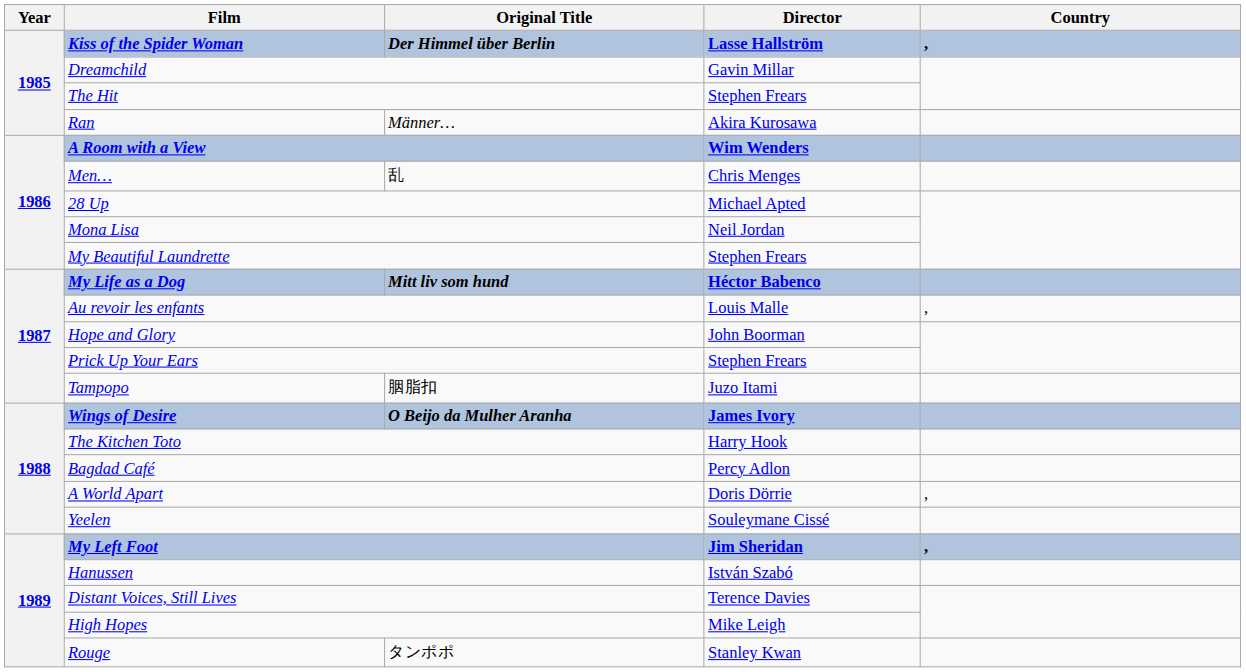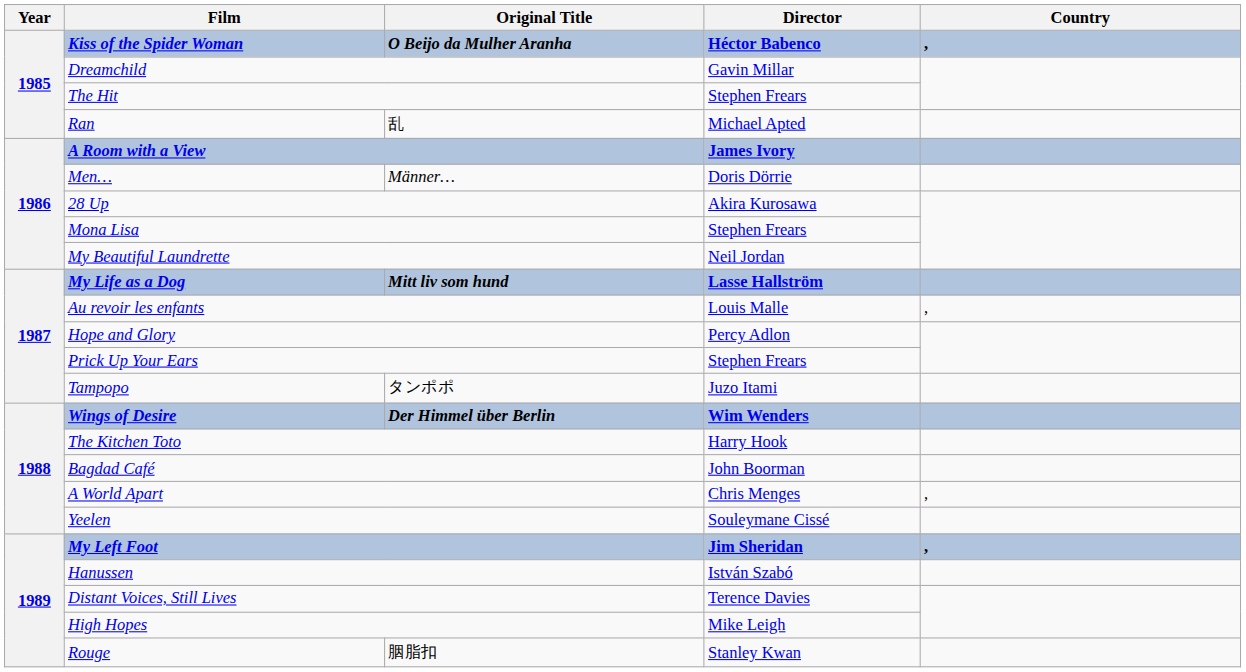(472, 43) Der Himmel über Berlin -> (480, 43) O Beijo da Mulher Aranha
(766, 43) Lasse Hallström -> (764, 43) Héctor Babenco
(421, 122) Männer… -> (396, 123) 乱
(762, 122) Akira Kurosawa -> (757, 123) Michael Apted
(758, 148) Wim Wenders -> (751, 151) James Ivory
(396, 175) 乱 -> (421, 177) Männer…
(754, 175) Chris Menges -> (750, 177) Doris Dörrie
(757, 203) Michael Apted -> (762, 203) Akira Kurosawa
(746, 229) Neil Jordan -> (757, 229) Stephen Frears
(757, 255) Stephen Frears -> (746, 255) Neil Jordan
(764, 282) Héctor Babenco -> (766, 282) Lasse Hallström
(756, 334) John Boorman -> (749, 334) Percy Adlon
(413, 387) 胭脂扣 -> (421, 387) タンポポ
(480, 415) O Beijo da Mulher Aranha -> (472, 415) Der Himmel über Berlin
(751, 415) James Ivory -> (758, 415) Wim Wenders
(749, 468) Percy Adlon -> (756, 468) John Boorman
(750, 494) Doris Dörrie -> (754, 494) Chris Menges
(421, 652) タンポポ -> (413, 652) 胭脂扣
